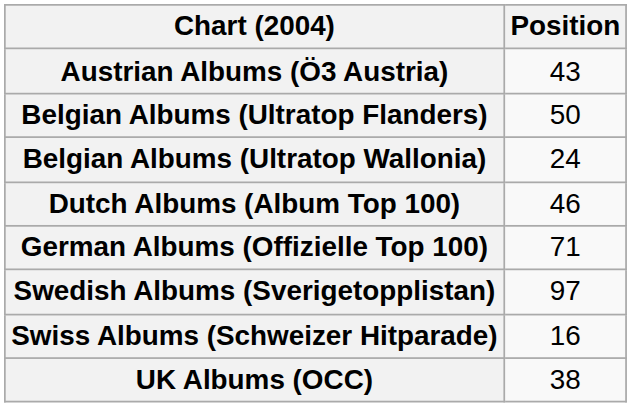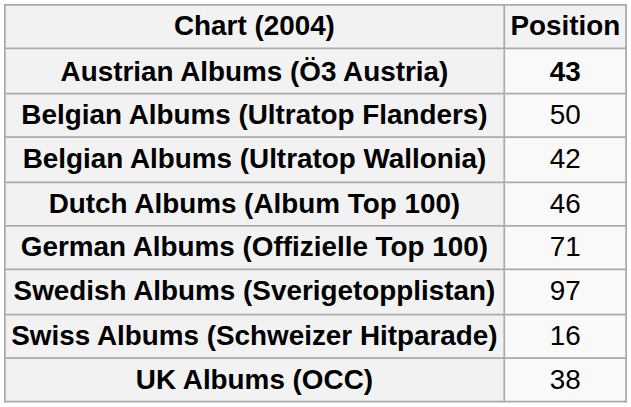(565, 70) normal -> (565, 70) bold
(565, 159) 24 -> (565, 159) 42
